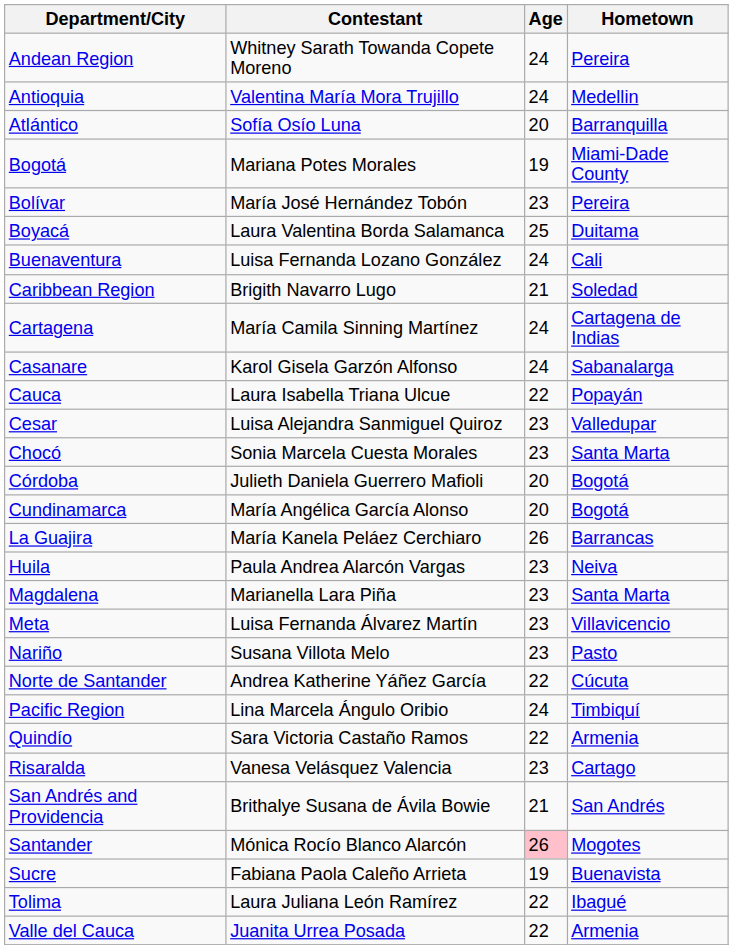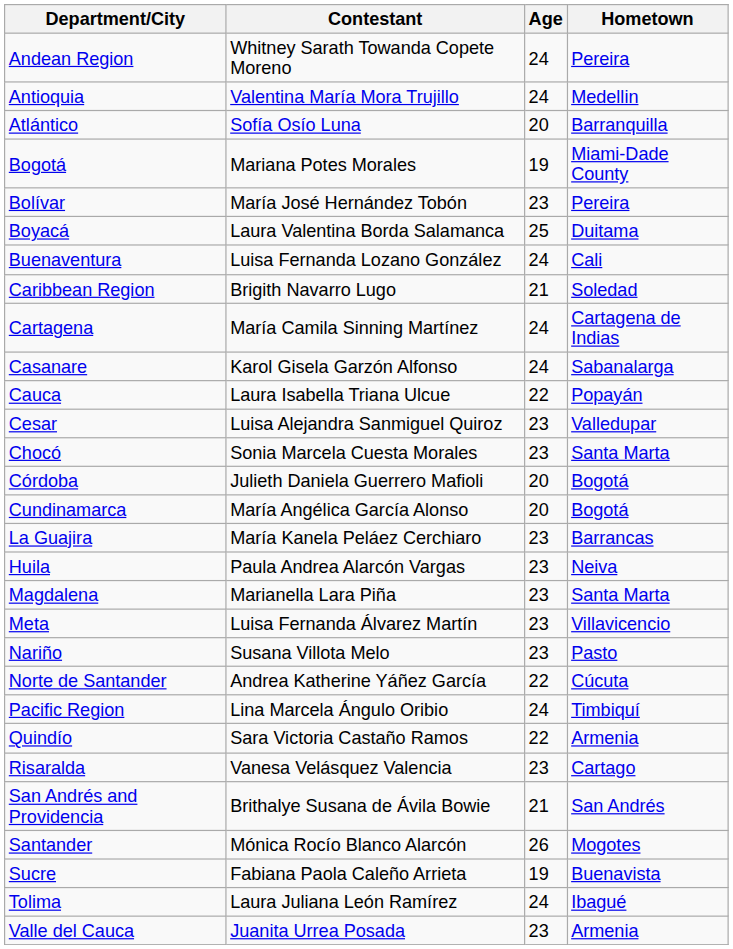(539, 538) 26 -> (539, 538) 23
(539, 845) pink background -> (539, 845) no background
(539, 902) 22 -> (539, 902) 24
(539, 930) 22 -> (539, 930) 23
